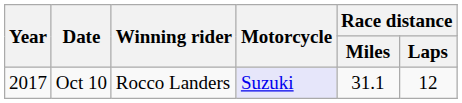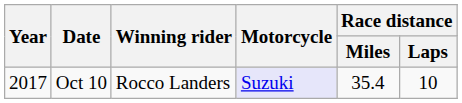(368, 83) 31.1 -> (368, 83) 35.4
(428, 83) 12 -> (428, 83) 10
